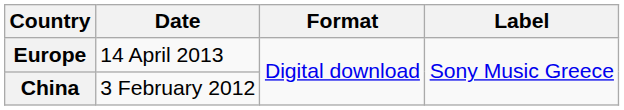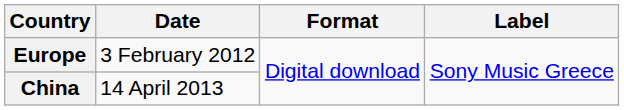(162, 54) 14 April 2013 -> (178, 54) 3 February 2012
(178, 88) 3 February 2012 -> (162, 88) 14 April 2013
